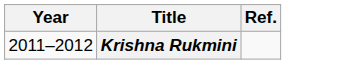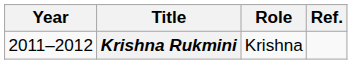+ column: (274, 18)
